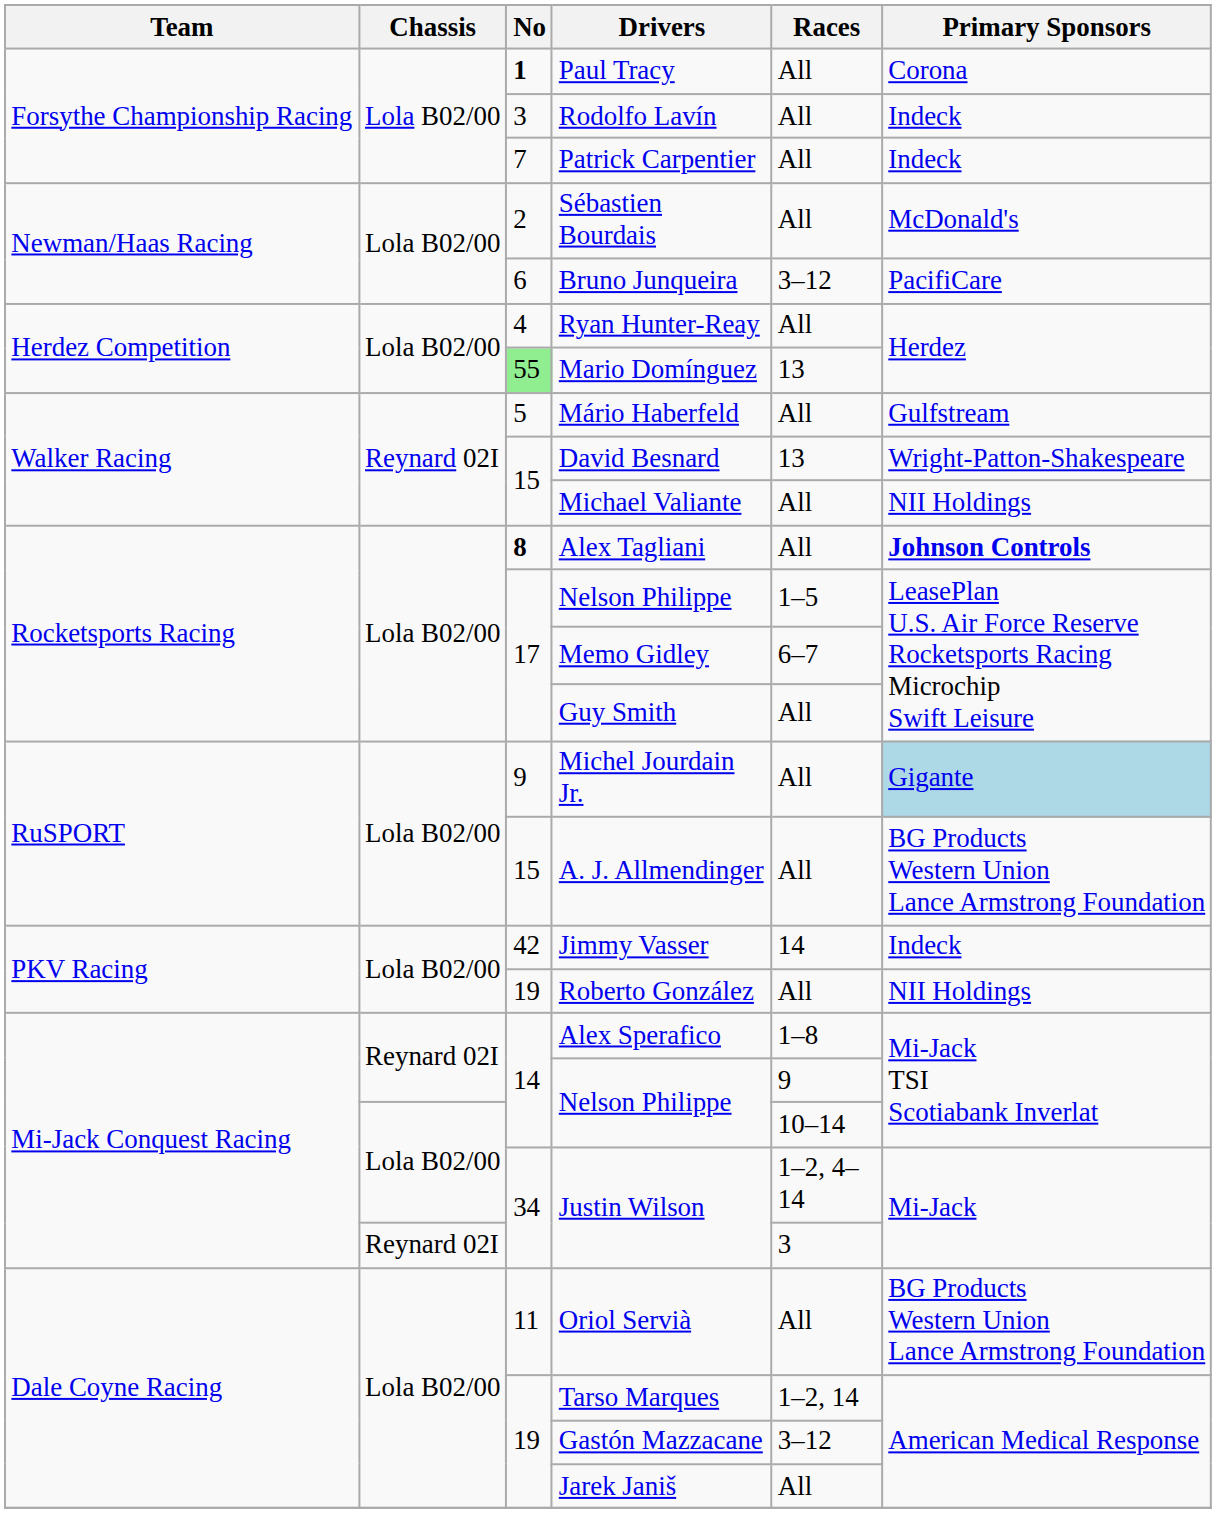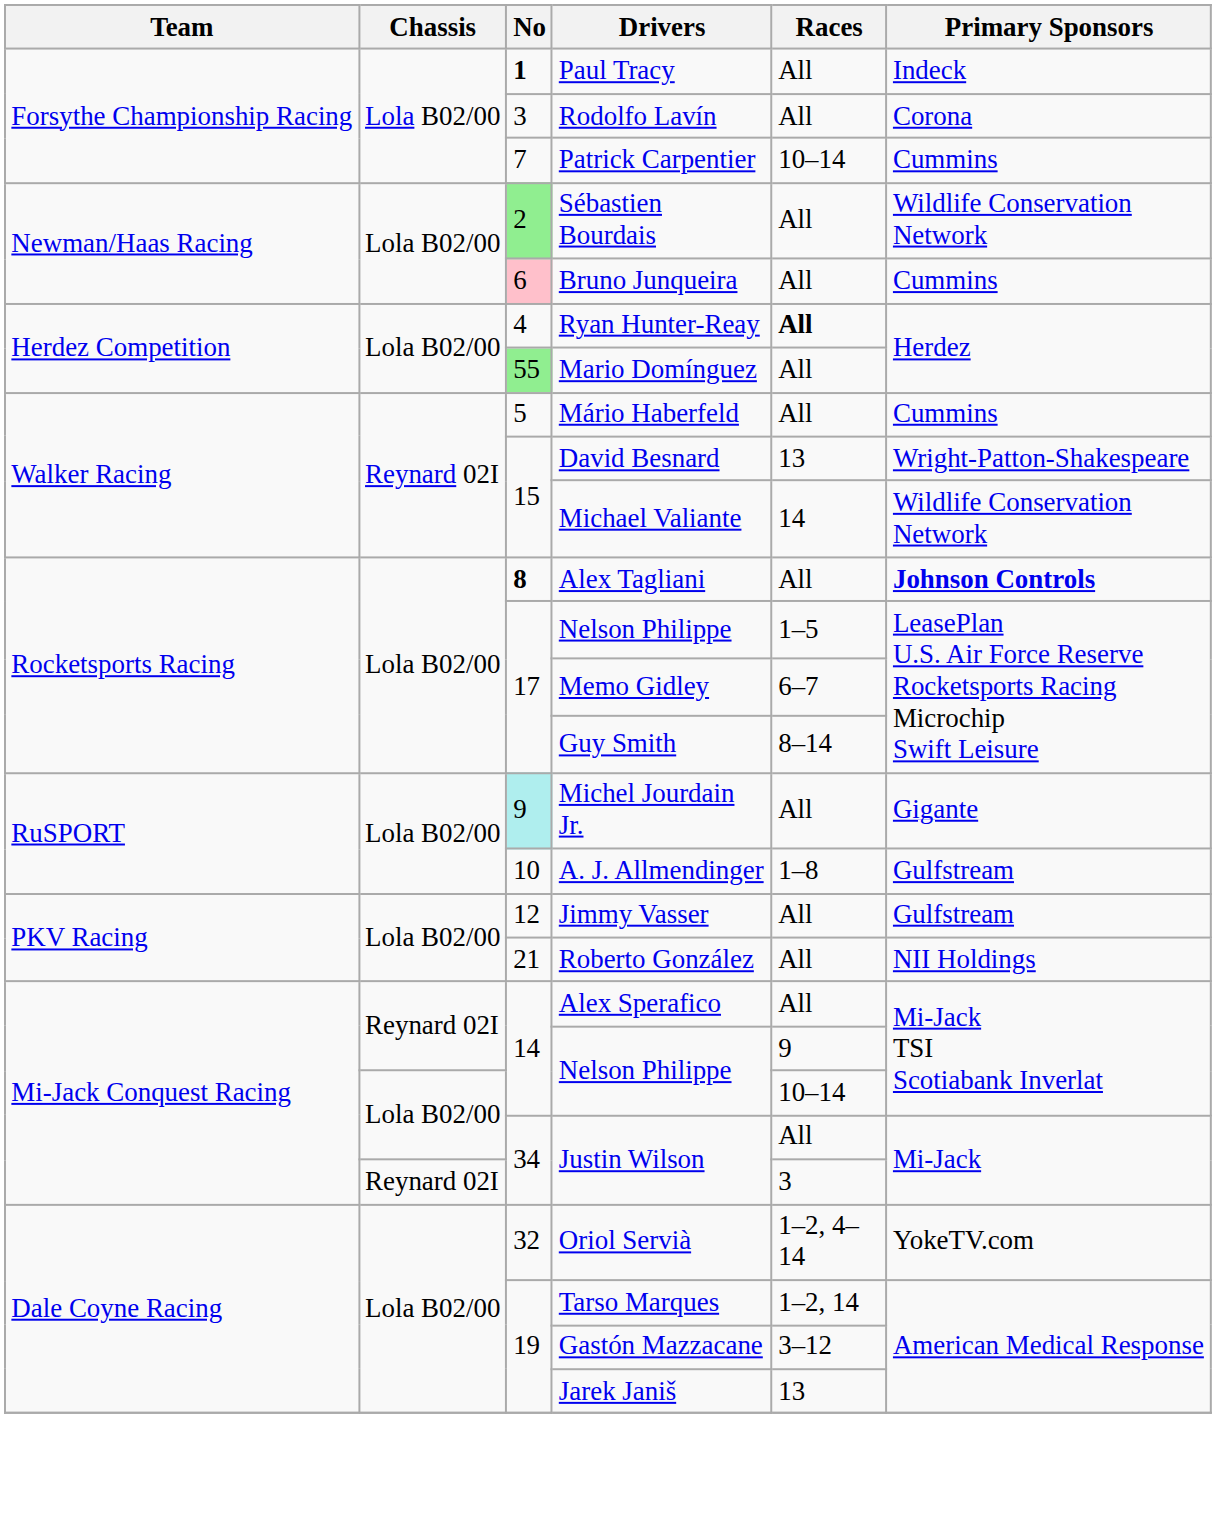(928, 70) Corona -> (930, 70) Indeck
(925, 115) Indeck -> (933, 115) Corona
(795, 159) All -> (812, 159) 10–14
(925, 159) Indeck -> (945, 159) Cummins
(520, 219) no background -> (520, 219) lightgreen background
(953, 219) McDonald's -> (1012, 219) Wildlife Conservation Network
(520, 280) no background -> (520, 280) pink background
(805, 280) 3–12 -> (795, 280) All
(945, 280) PacifiCare -> (945, 280) Cummins
(795, 324) normal -> (795, 324) bold
(791, 368) 13 -> (795, 368) All
(949, 413) Gulfstream -> (945, 413) Cummins
(795, 502) All -> (792, 518) 14
(960, 502) NII Holdings -> (1012, 518) Wildlife Conservation Network
(795, 711) All -> (805, 743) 8–14
(520, 778) no background -> (520, 809) paleturquoise background
(931, 778) lightblue background -> (936, 809) no background
(527, 870) 15 -> (527, 870) 10
(795, 870) All -> (798, 870) 1–8
(1047, 870) BG Products Western Union Lance Armstrong Foundation -> (953, 870) Gulfstream
(527, 946) 42 -> (527, 914) 12
(791, 946) 14 -> (795, 914) All
(925, 946) Indeck -> (953, 914) Gulfstream
(527, 990) 19 -> (527, 958) 21
(798, 1034) 1–8 -> (795, 1003) All
(818, 1184) 1–2, 4–14 -> (795, 1136) All
(526, 1320) 11 -> (527, 1241) 32
(795, 1320) All -> (819, 1241) 1–2, 4–14
(1047, 1320) BG Products Western Union Lance Armstrong Foundation -> (963, 1241) YokeTV.com
(795, 1485) All -> (792, 1390) 13
